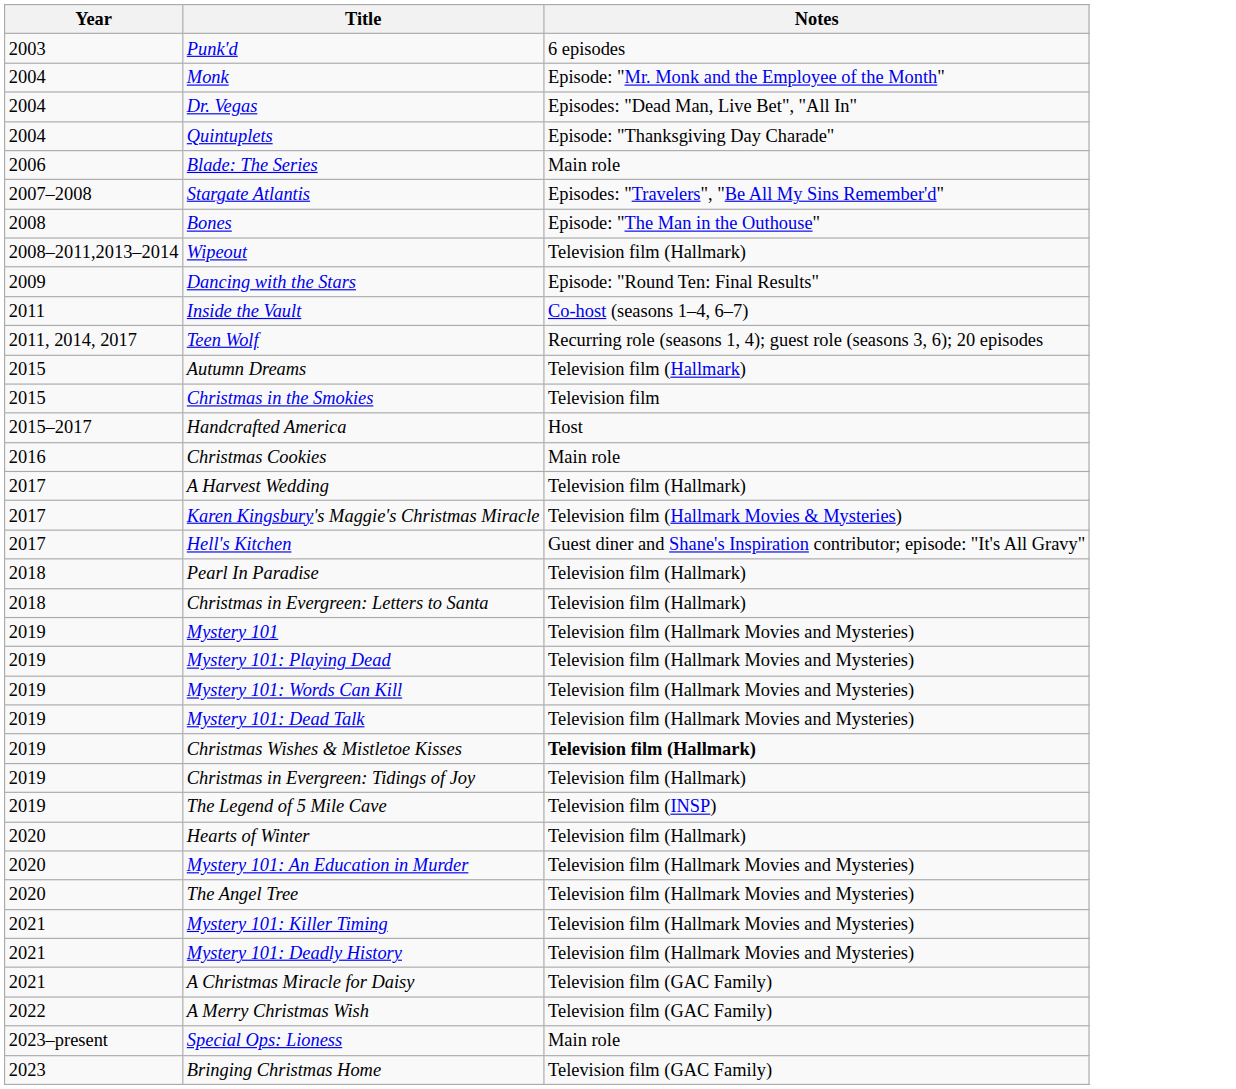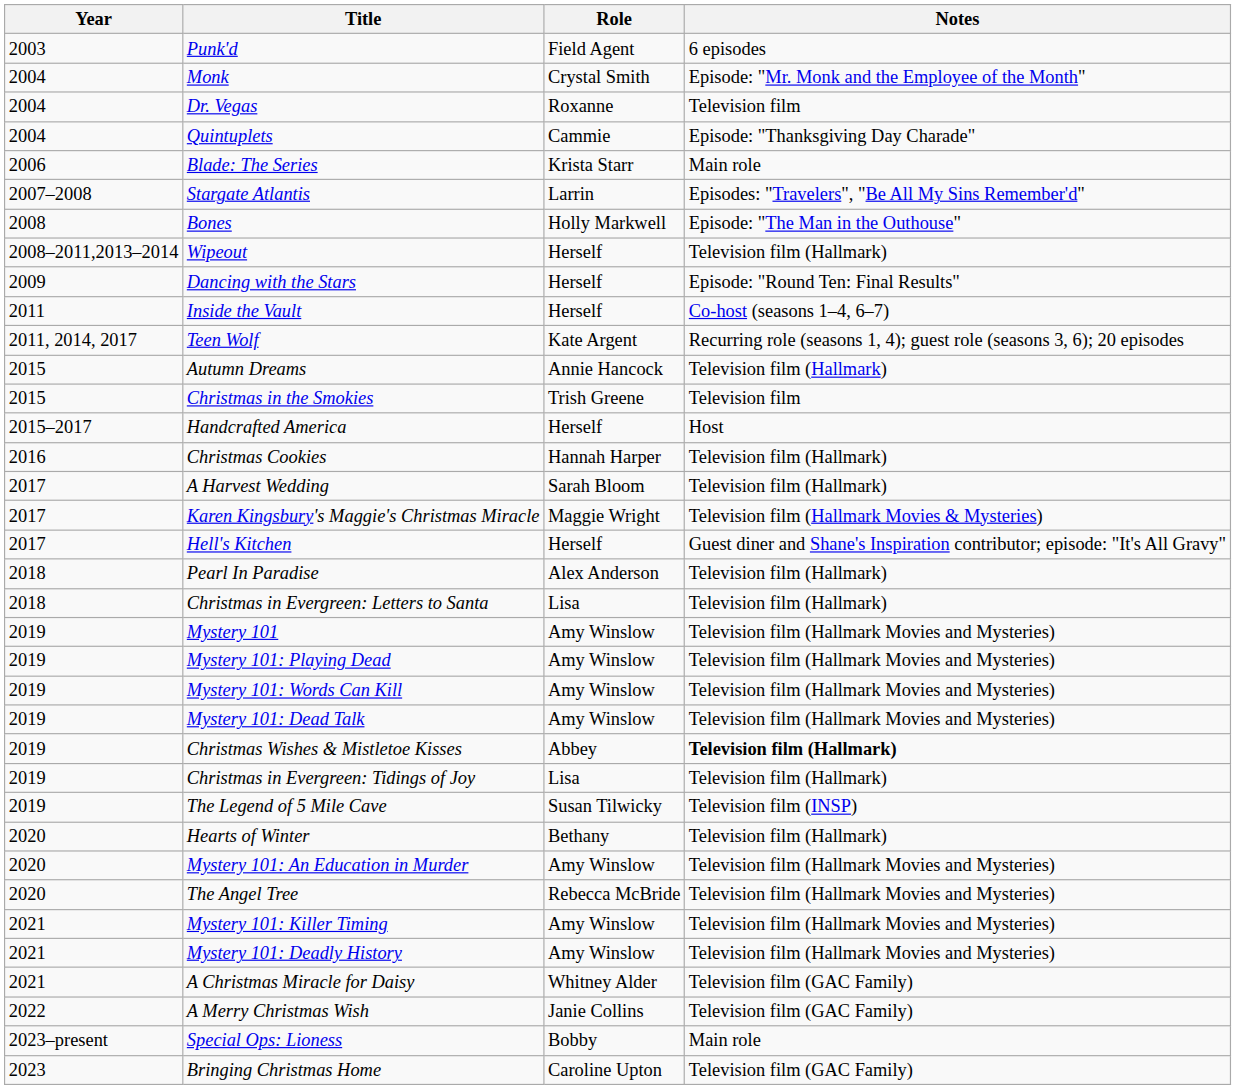+ column: (614, 19)
(703, 106) Episodes: "Dead Man, Live Bet", "All In" -> (745, 106) Television film
(584, 456) Main role -> (788, 456) Television film (Hallmark)
